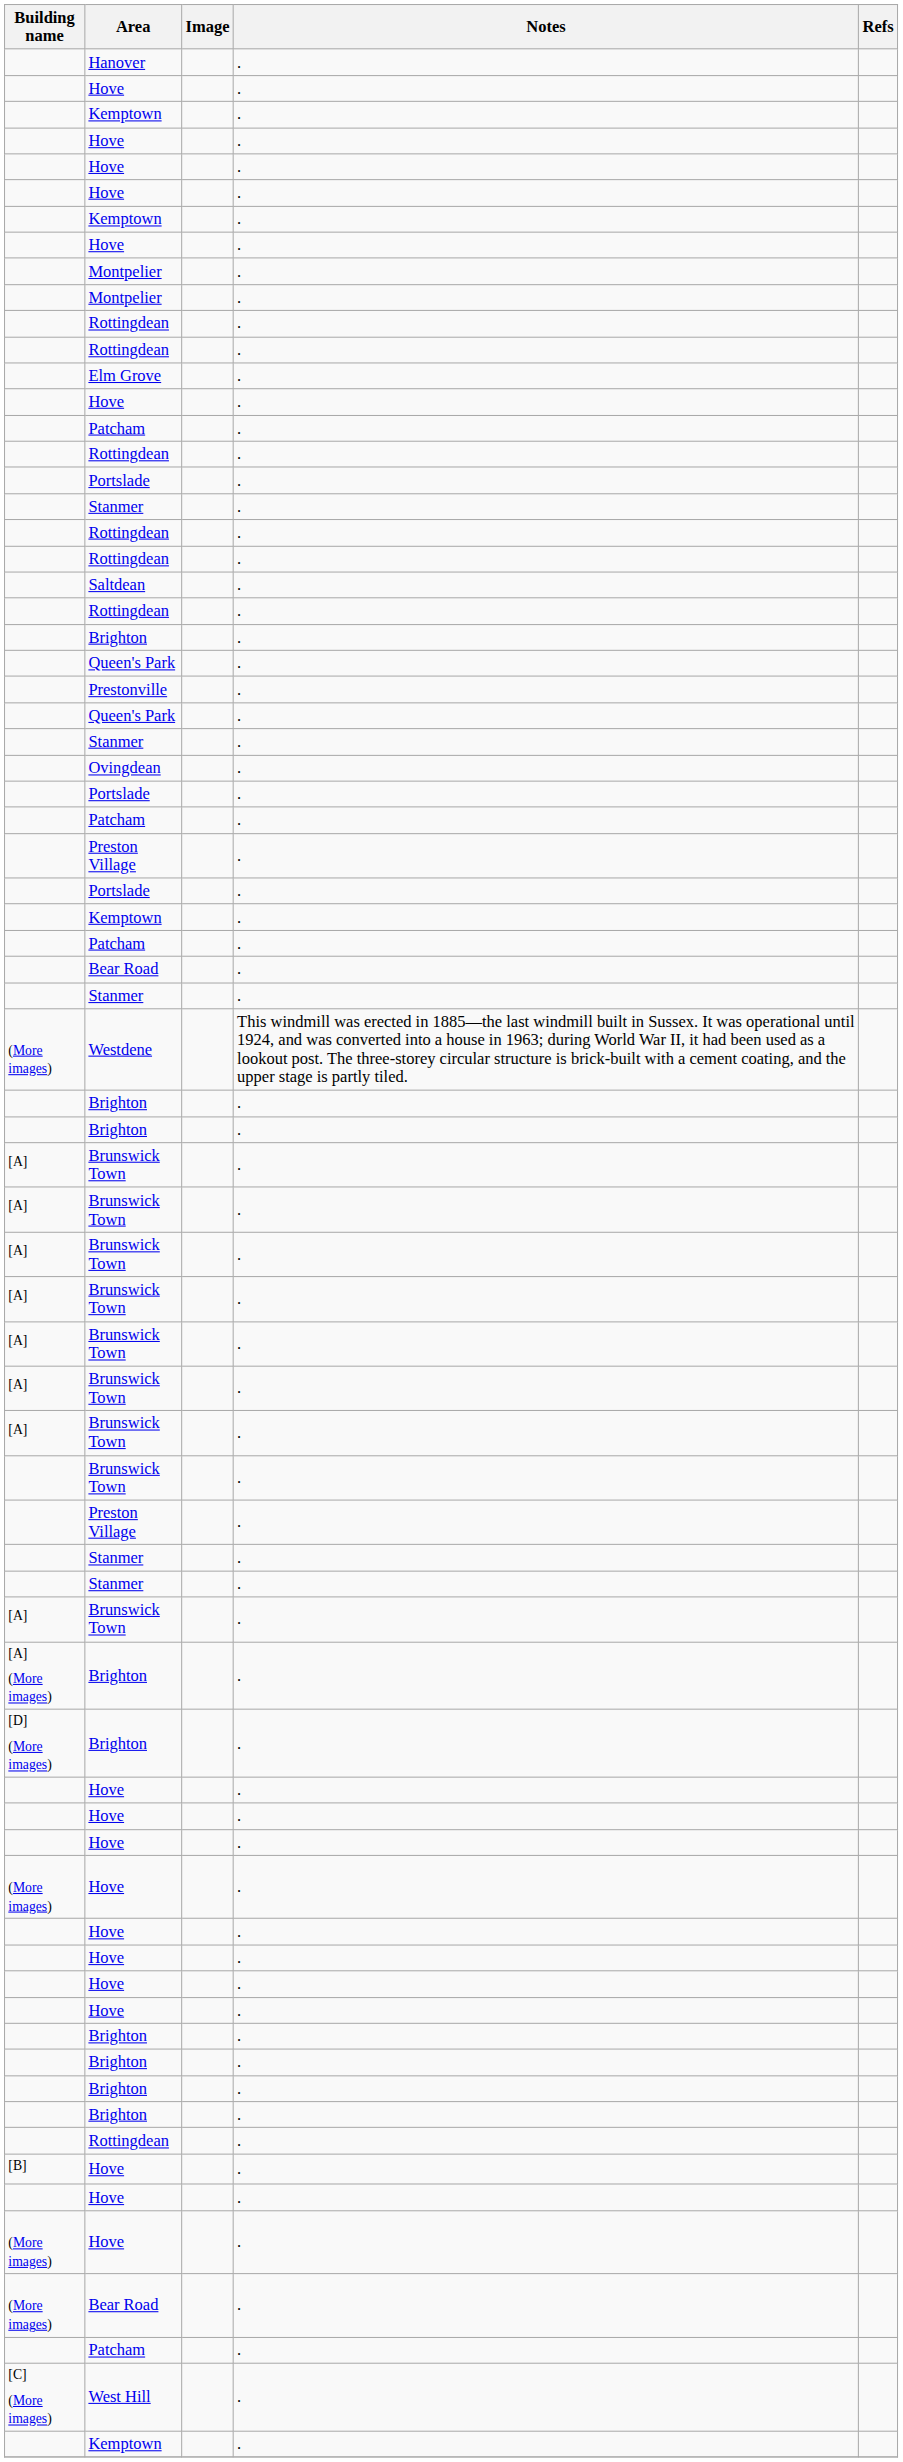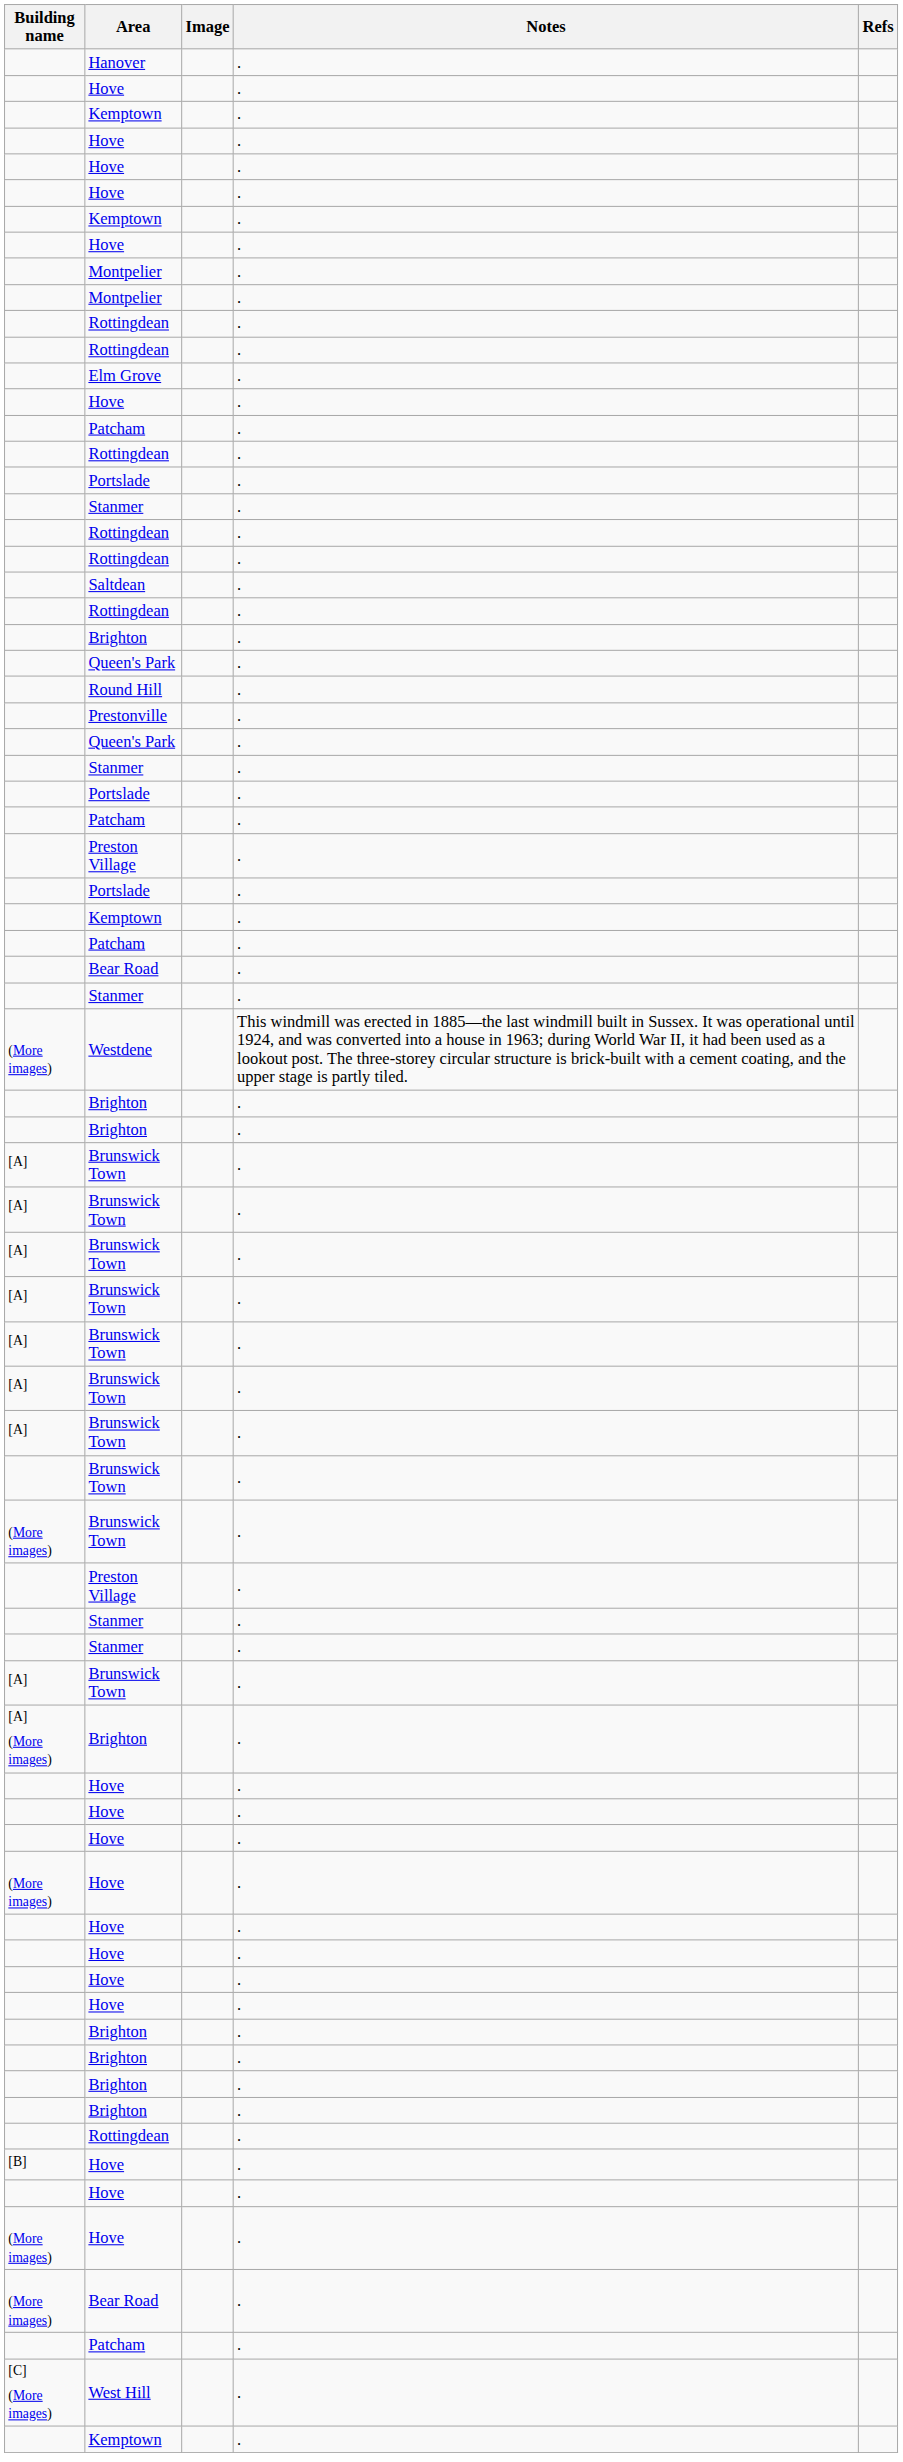+ row: (45, 690)
- row: (45, 768)
+ row: (30, 1541)
- row: (30, 1743)
